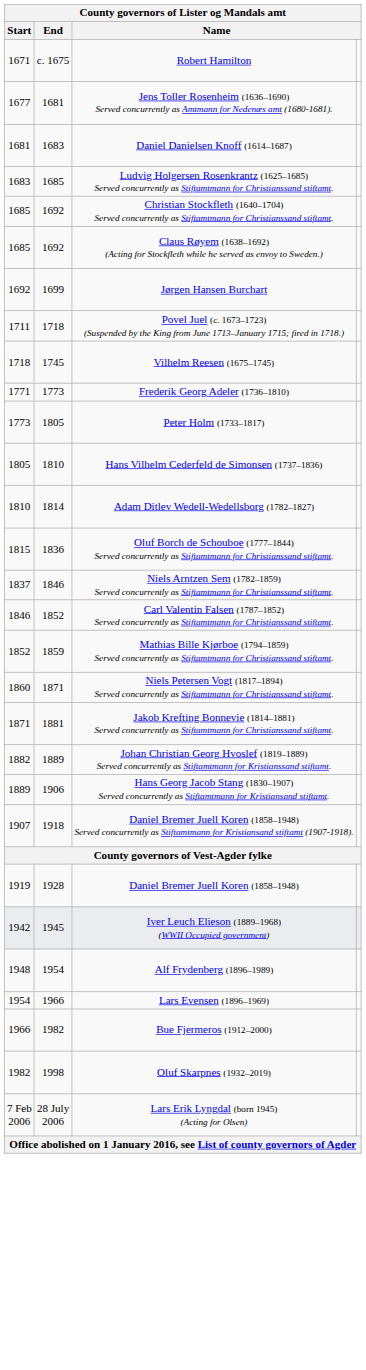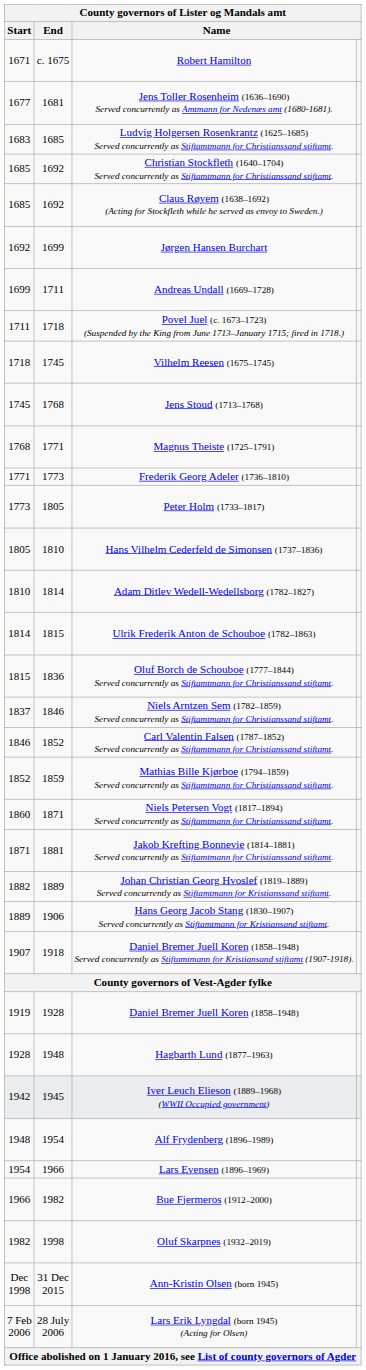- row: (214, 145)
+ row: (214, 289)
+ row: (214, 404)
+ row: (214, 446)
+ row: (214, 633)
+ row: (214, 1055)
+ row: (214, 1284)
